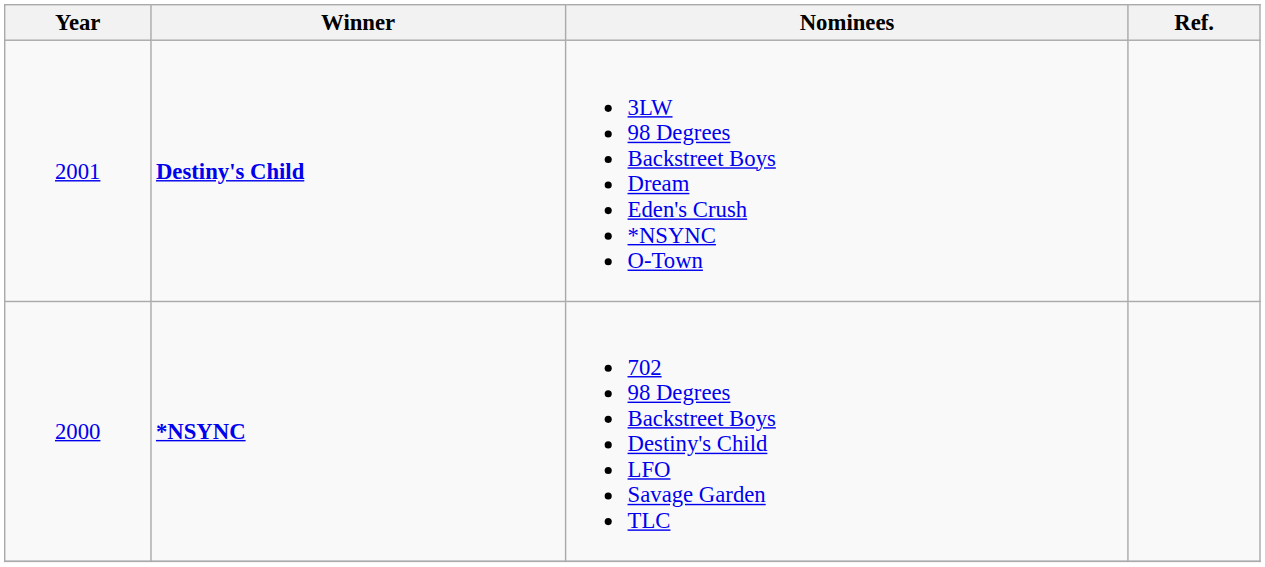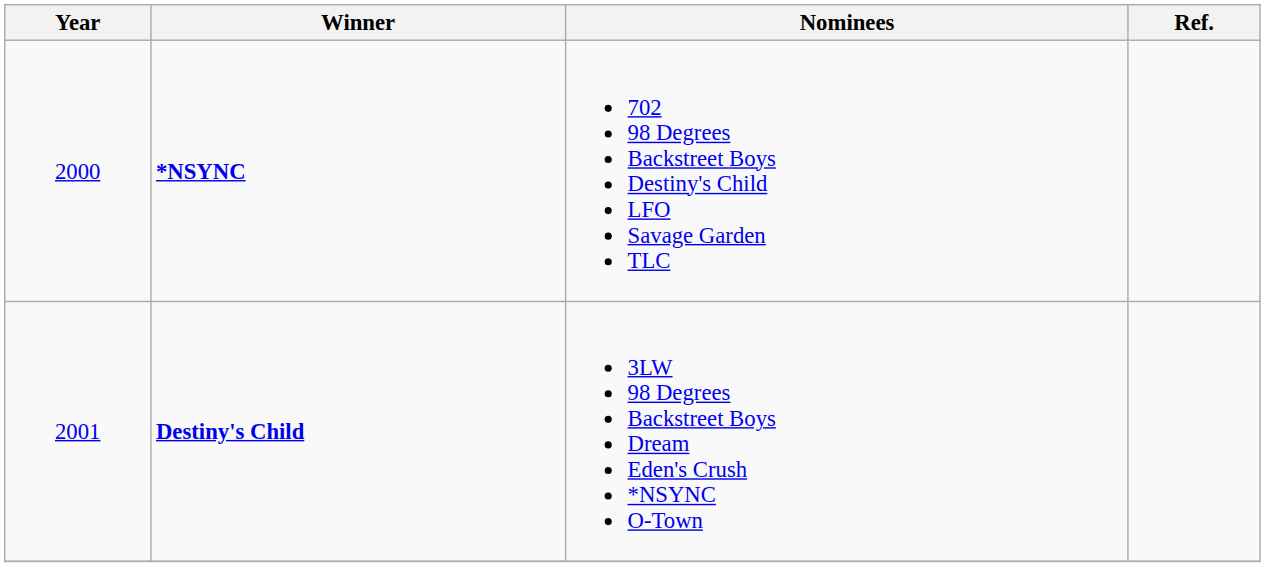rows swapped: (201, 431) <-> (230, 170)
